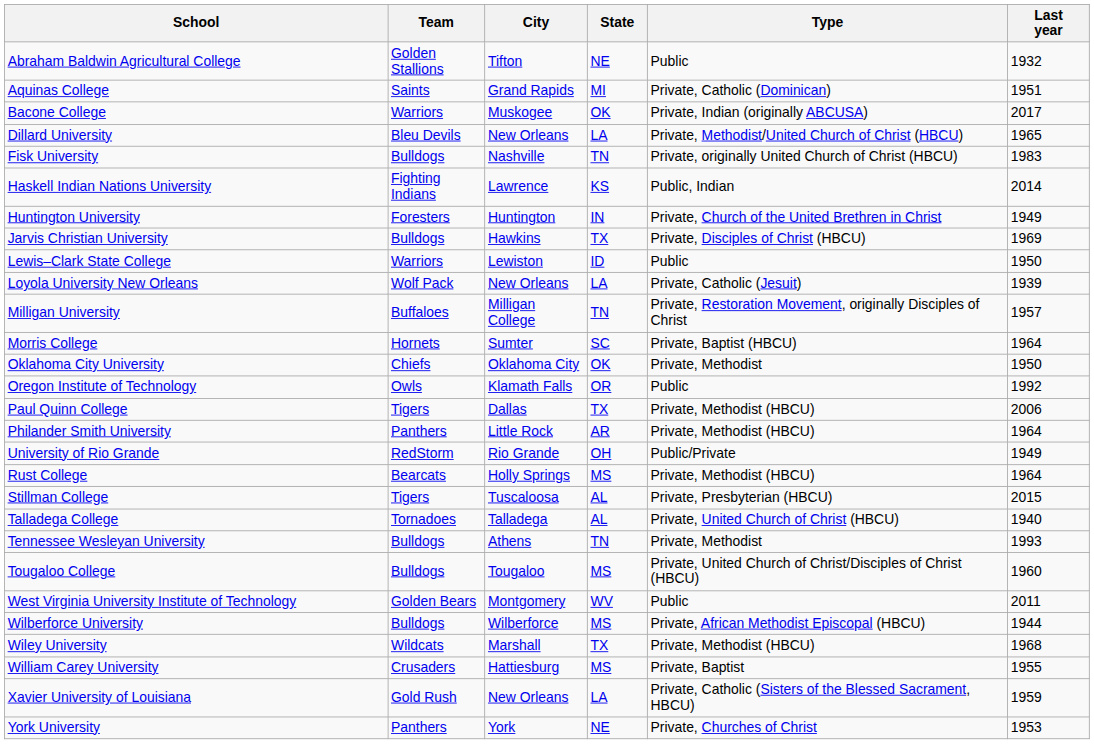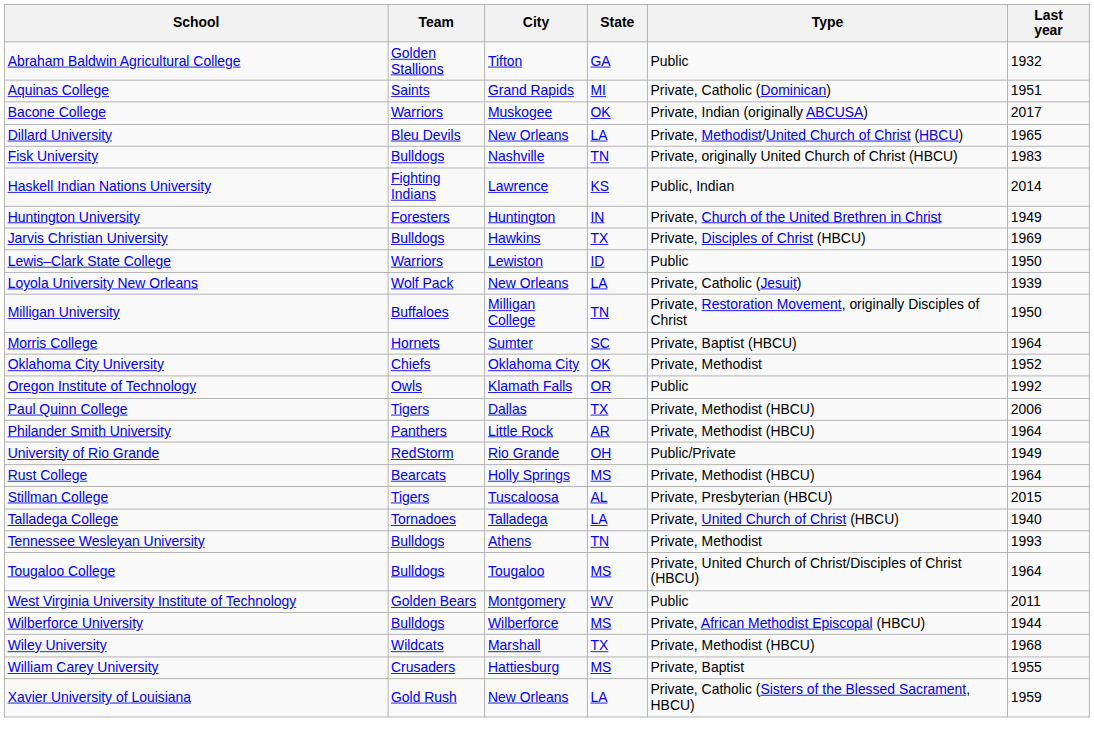(600, 61) NE -> (601, 61) GA
(1026, 313) 1957 -> (1026, 313) 1950
(1026, 365) 1950 -> (1026, 365) 1952
(599, 519) AL -> (599, 519) LA
(1026, 571) 1960 -> (1026, 571) 1964
- row: (54, 727)
